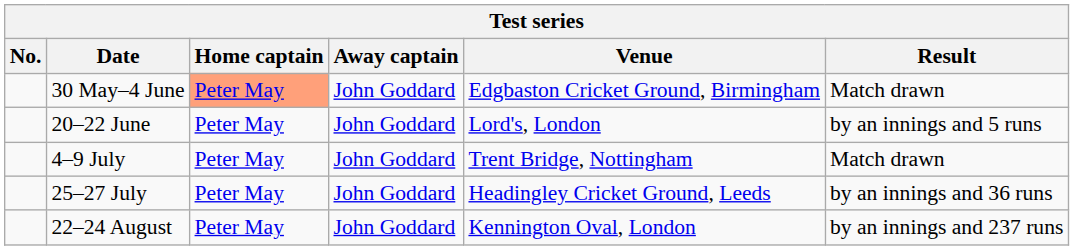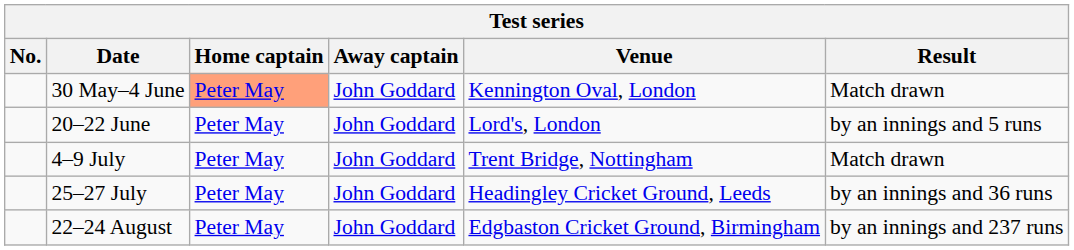(644, 90) Edgbaston Cricket Ground, Birmingham -> (582, 90) Kennington Oval, London
(582, 227) Kennington Oval, London -> (644, 227) Edgbaston Cricket Ground, Birmingham
